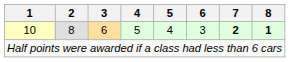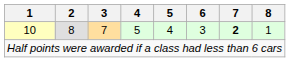(104, 30) 6 -> (104, 30) 7
(268, 30) bold -> (268, 30) normal
